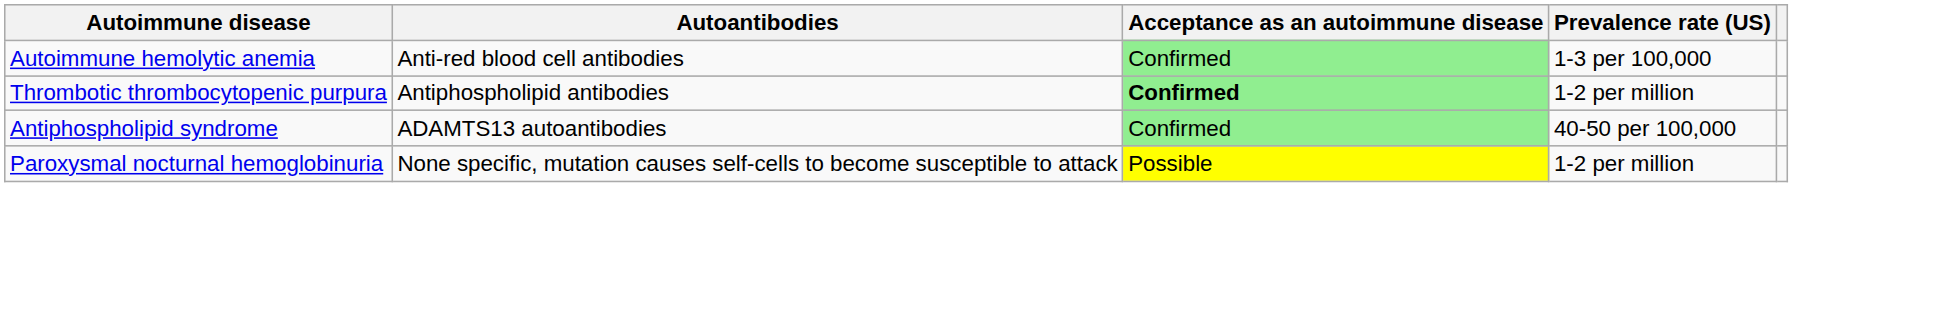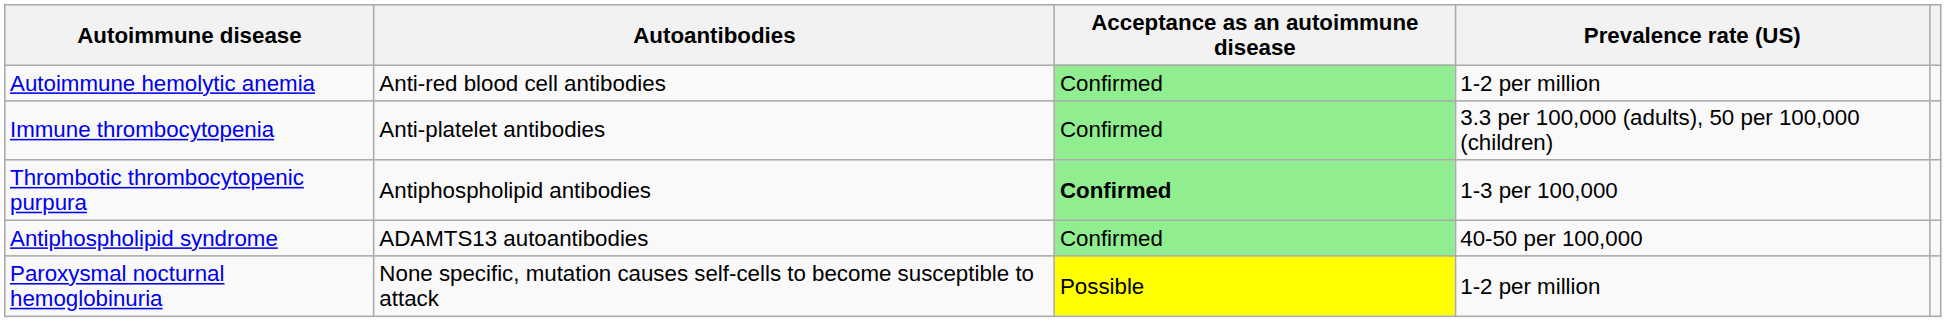(1633, 58) 1-3 per 100,000 -> (1530, 83) 1-2 per million
+ row: (142, 131)
(1624, 93) 1-2 per million -> (1539, 191) 1-3 per 100,000
